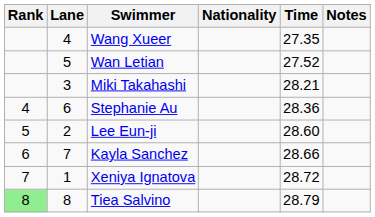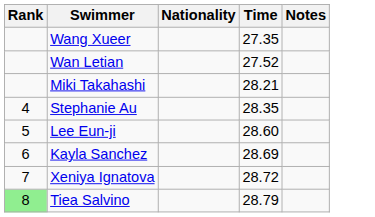- column: (67, 16)
(301, 108) 28.36 -> (261, 108) 28.35
(301, 154) 28.66 -> (261, 154) 28.69
